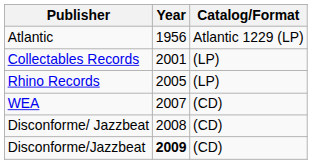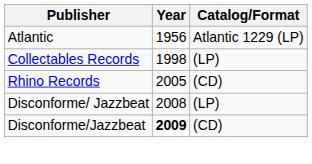(171, 59) 2001 -> (171, 59) 1998
(206, 81) (LP) -> (208, 81) (CD)
- row: (24, 103)
(208, 125) (CD) -> (206, 103) (LP)
